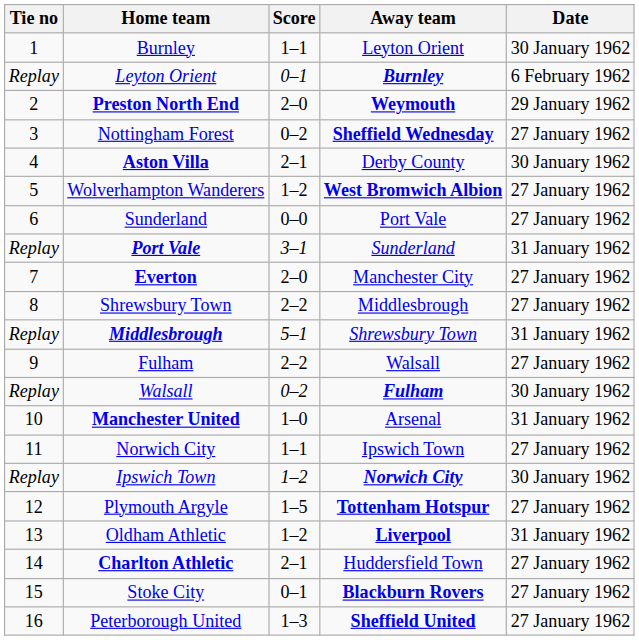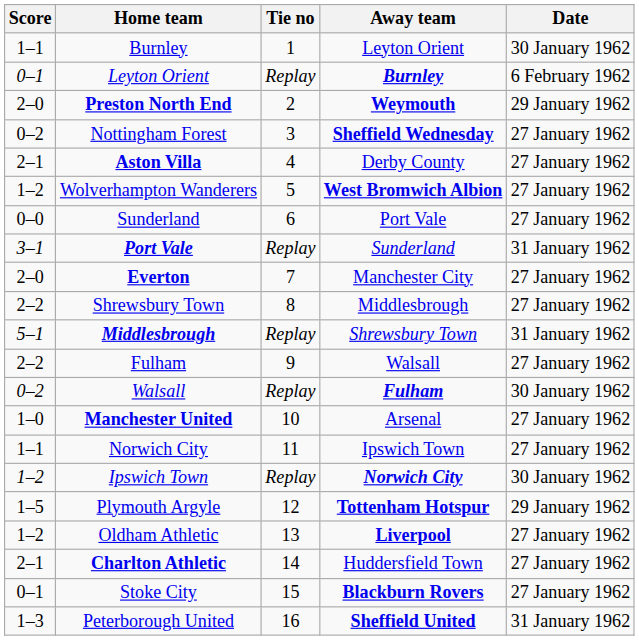columns swapped: (34, 18) <-> (294, 18)
(570, 162) 30 January 1962 -> (570, 162) 27 January 1962
(570, 420) 31 January 1962 -> (570, 420) 27 January 1962
(570, 506) 27 January 1962 -> (570, 506) 29 January 1962
(570, 534) 31 January 1962 -> (570, 534) 27 January 1962
(570, 620) 27 January 1962 -> (570, 620) 31 January 1962
